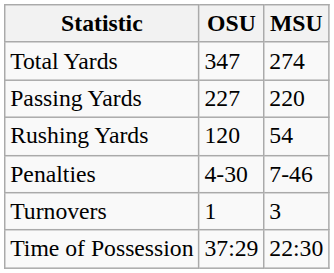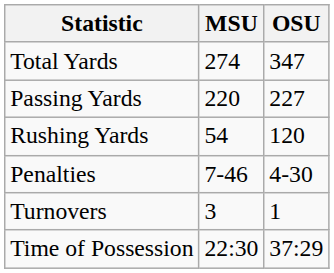columns swapped: (231, 23) <-> (296, 23)
